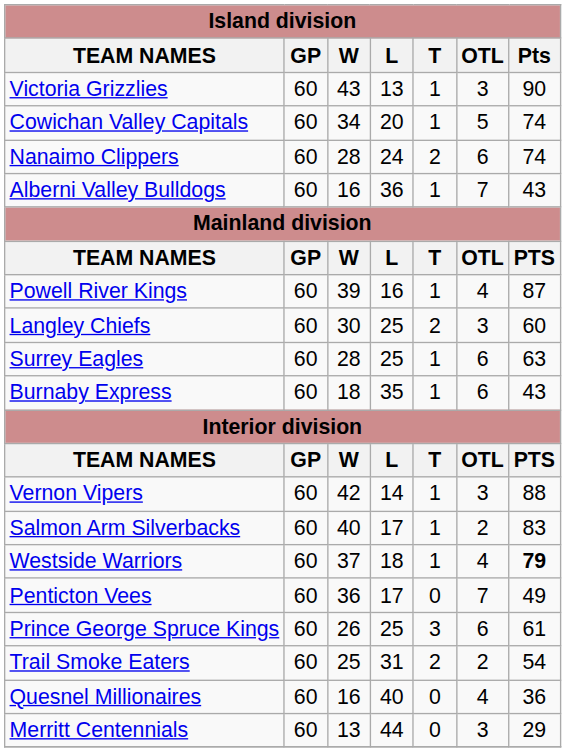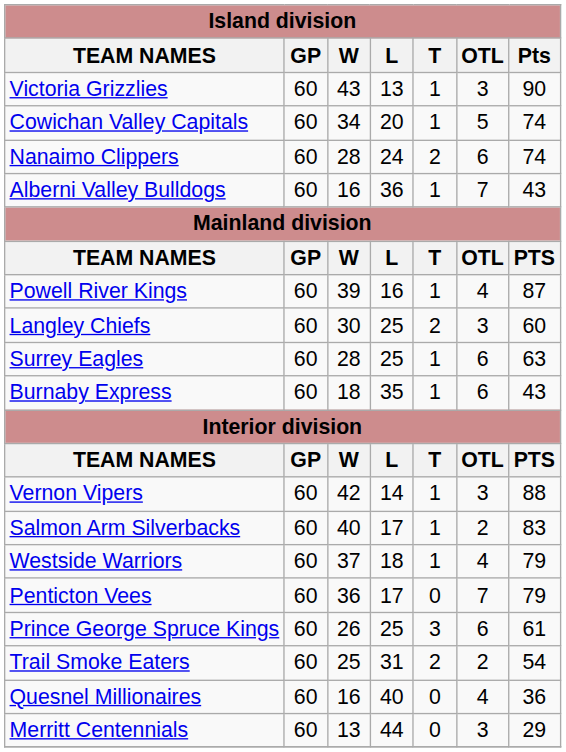(534, 561) bold -> (534, 561) normal
(534, 595) 49 -> (534, 595) 79
